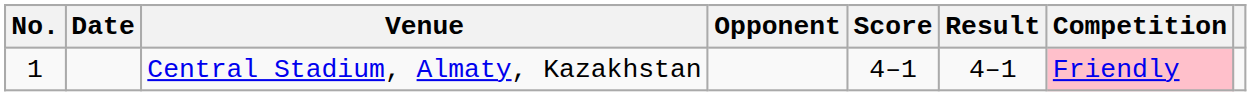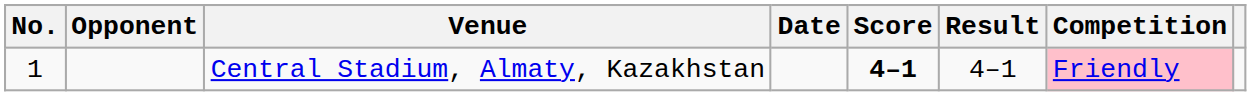columns swapped: (103, 27) <-> (778, 27)
(893, 70) normal -> (893, 70) bold
